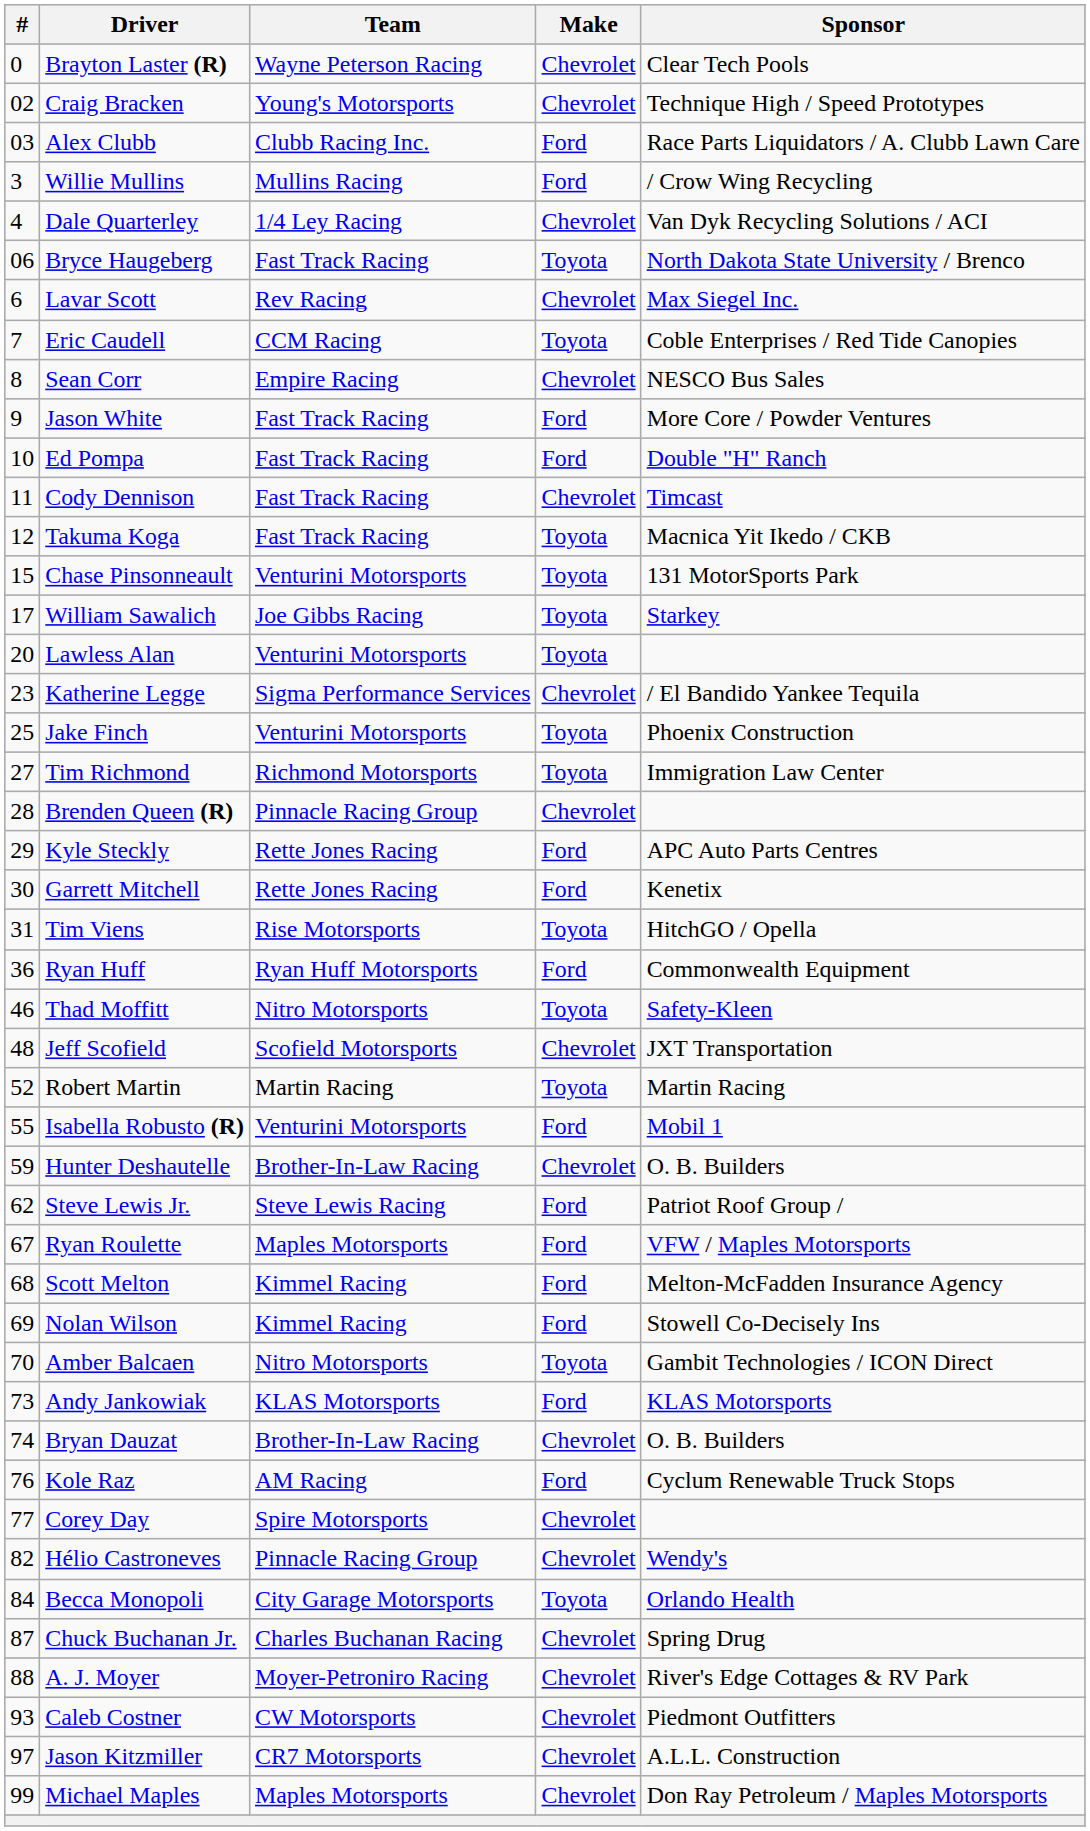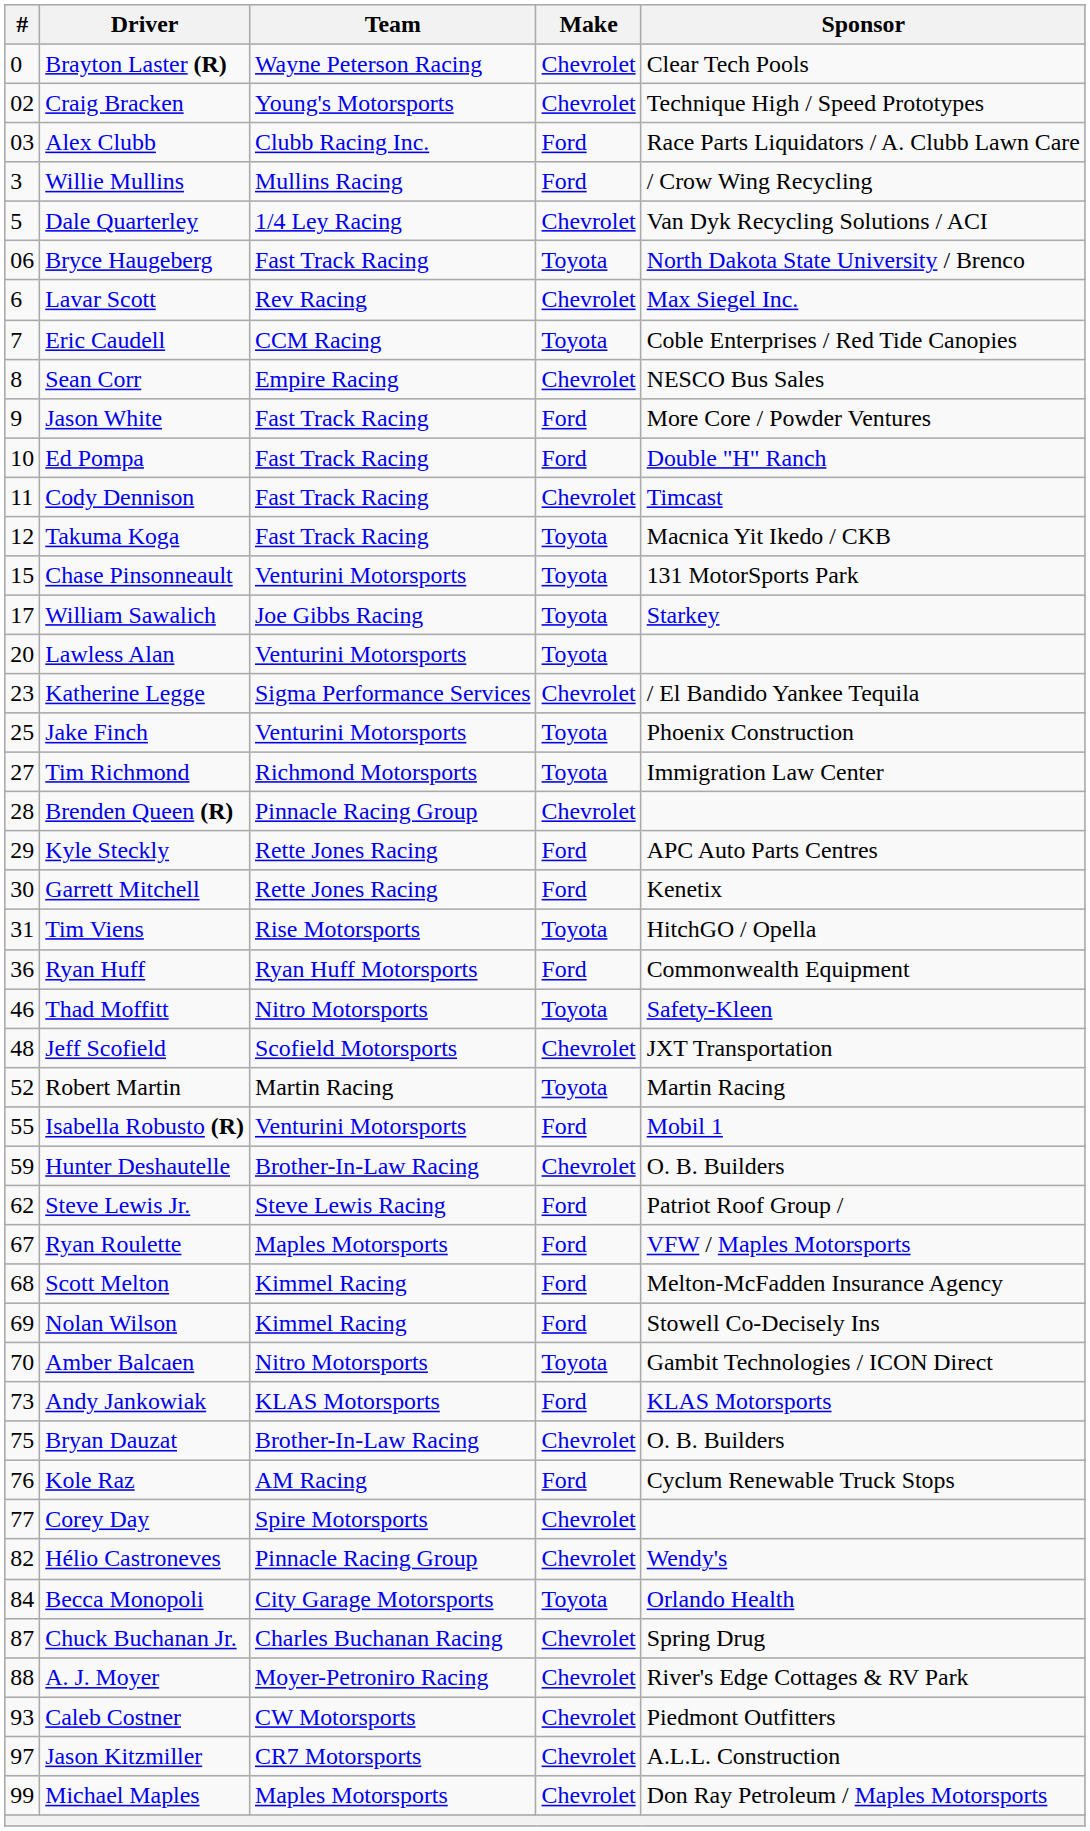(16, 221) 4 -> (16, 221) 5
(22, 1440) 74 -> (22, 1440) 75
